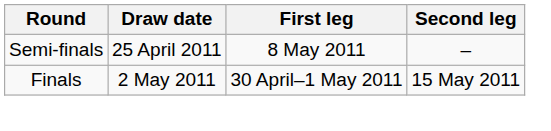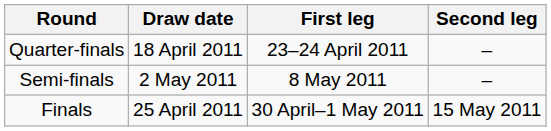+ row: (67, 49)
(167, 49) 25 April 2011 -> (188, 79) 2 May 2011
(167, 79) 2 May 2011 -> (188, 110) 25 April 2011
